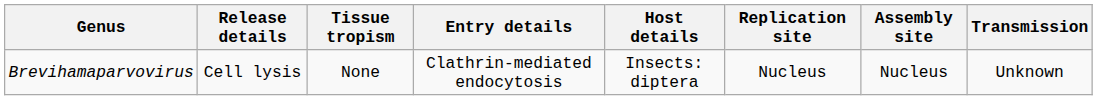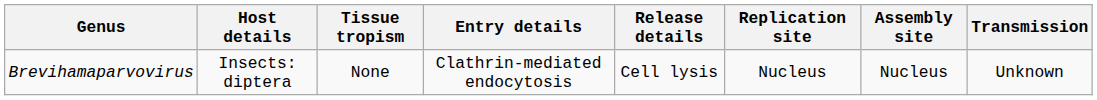columns swapped: (664, 27) <-> (253, 27)
